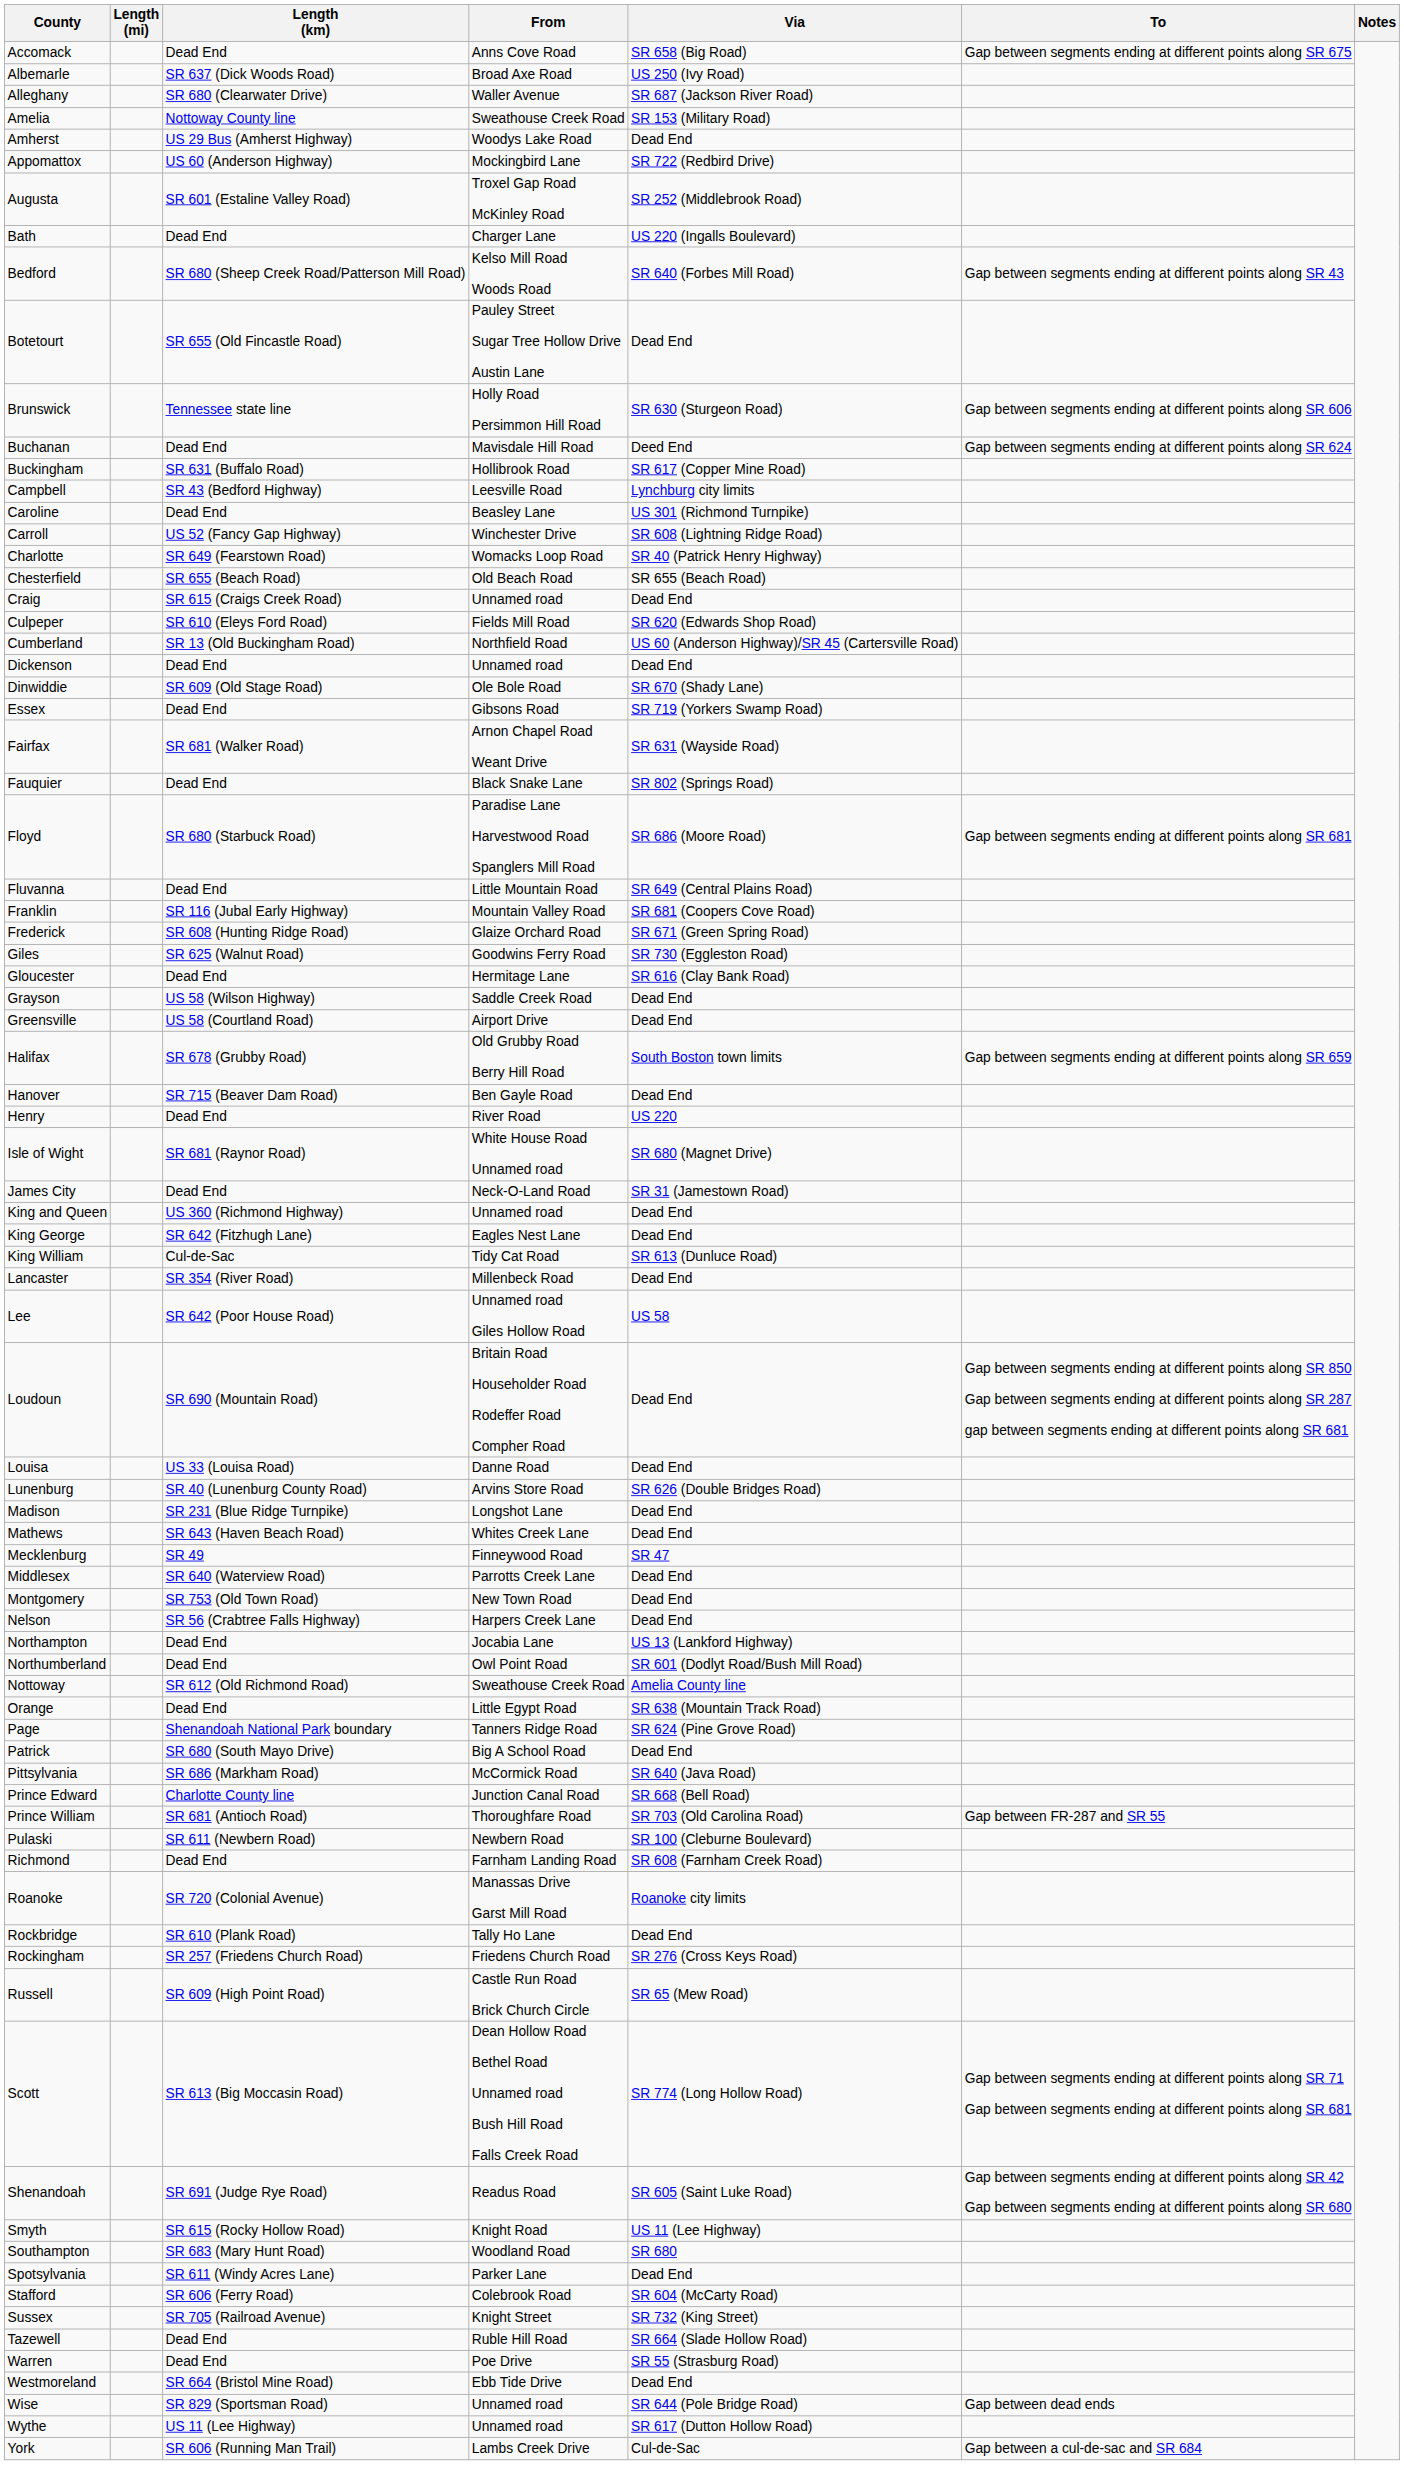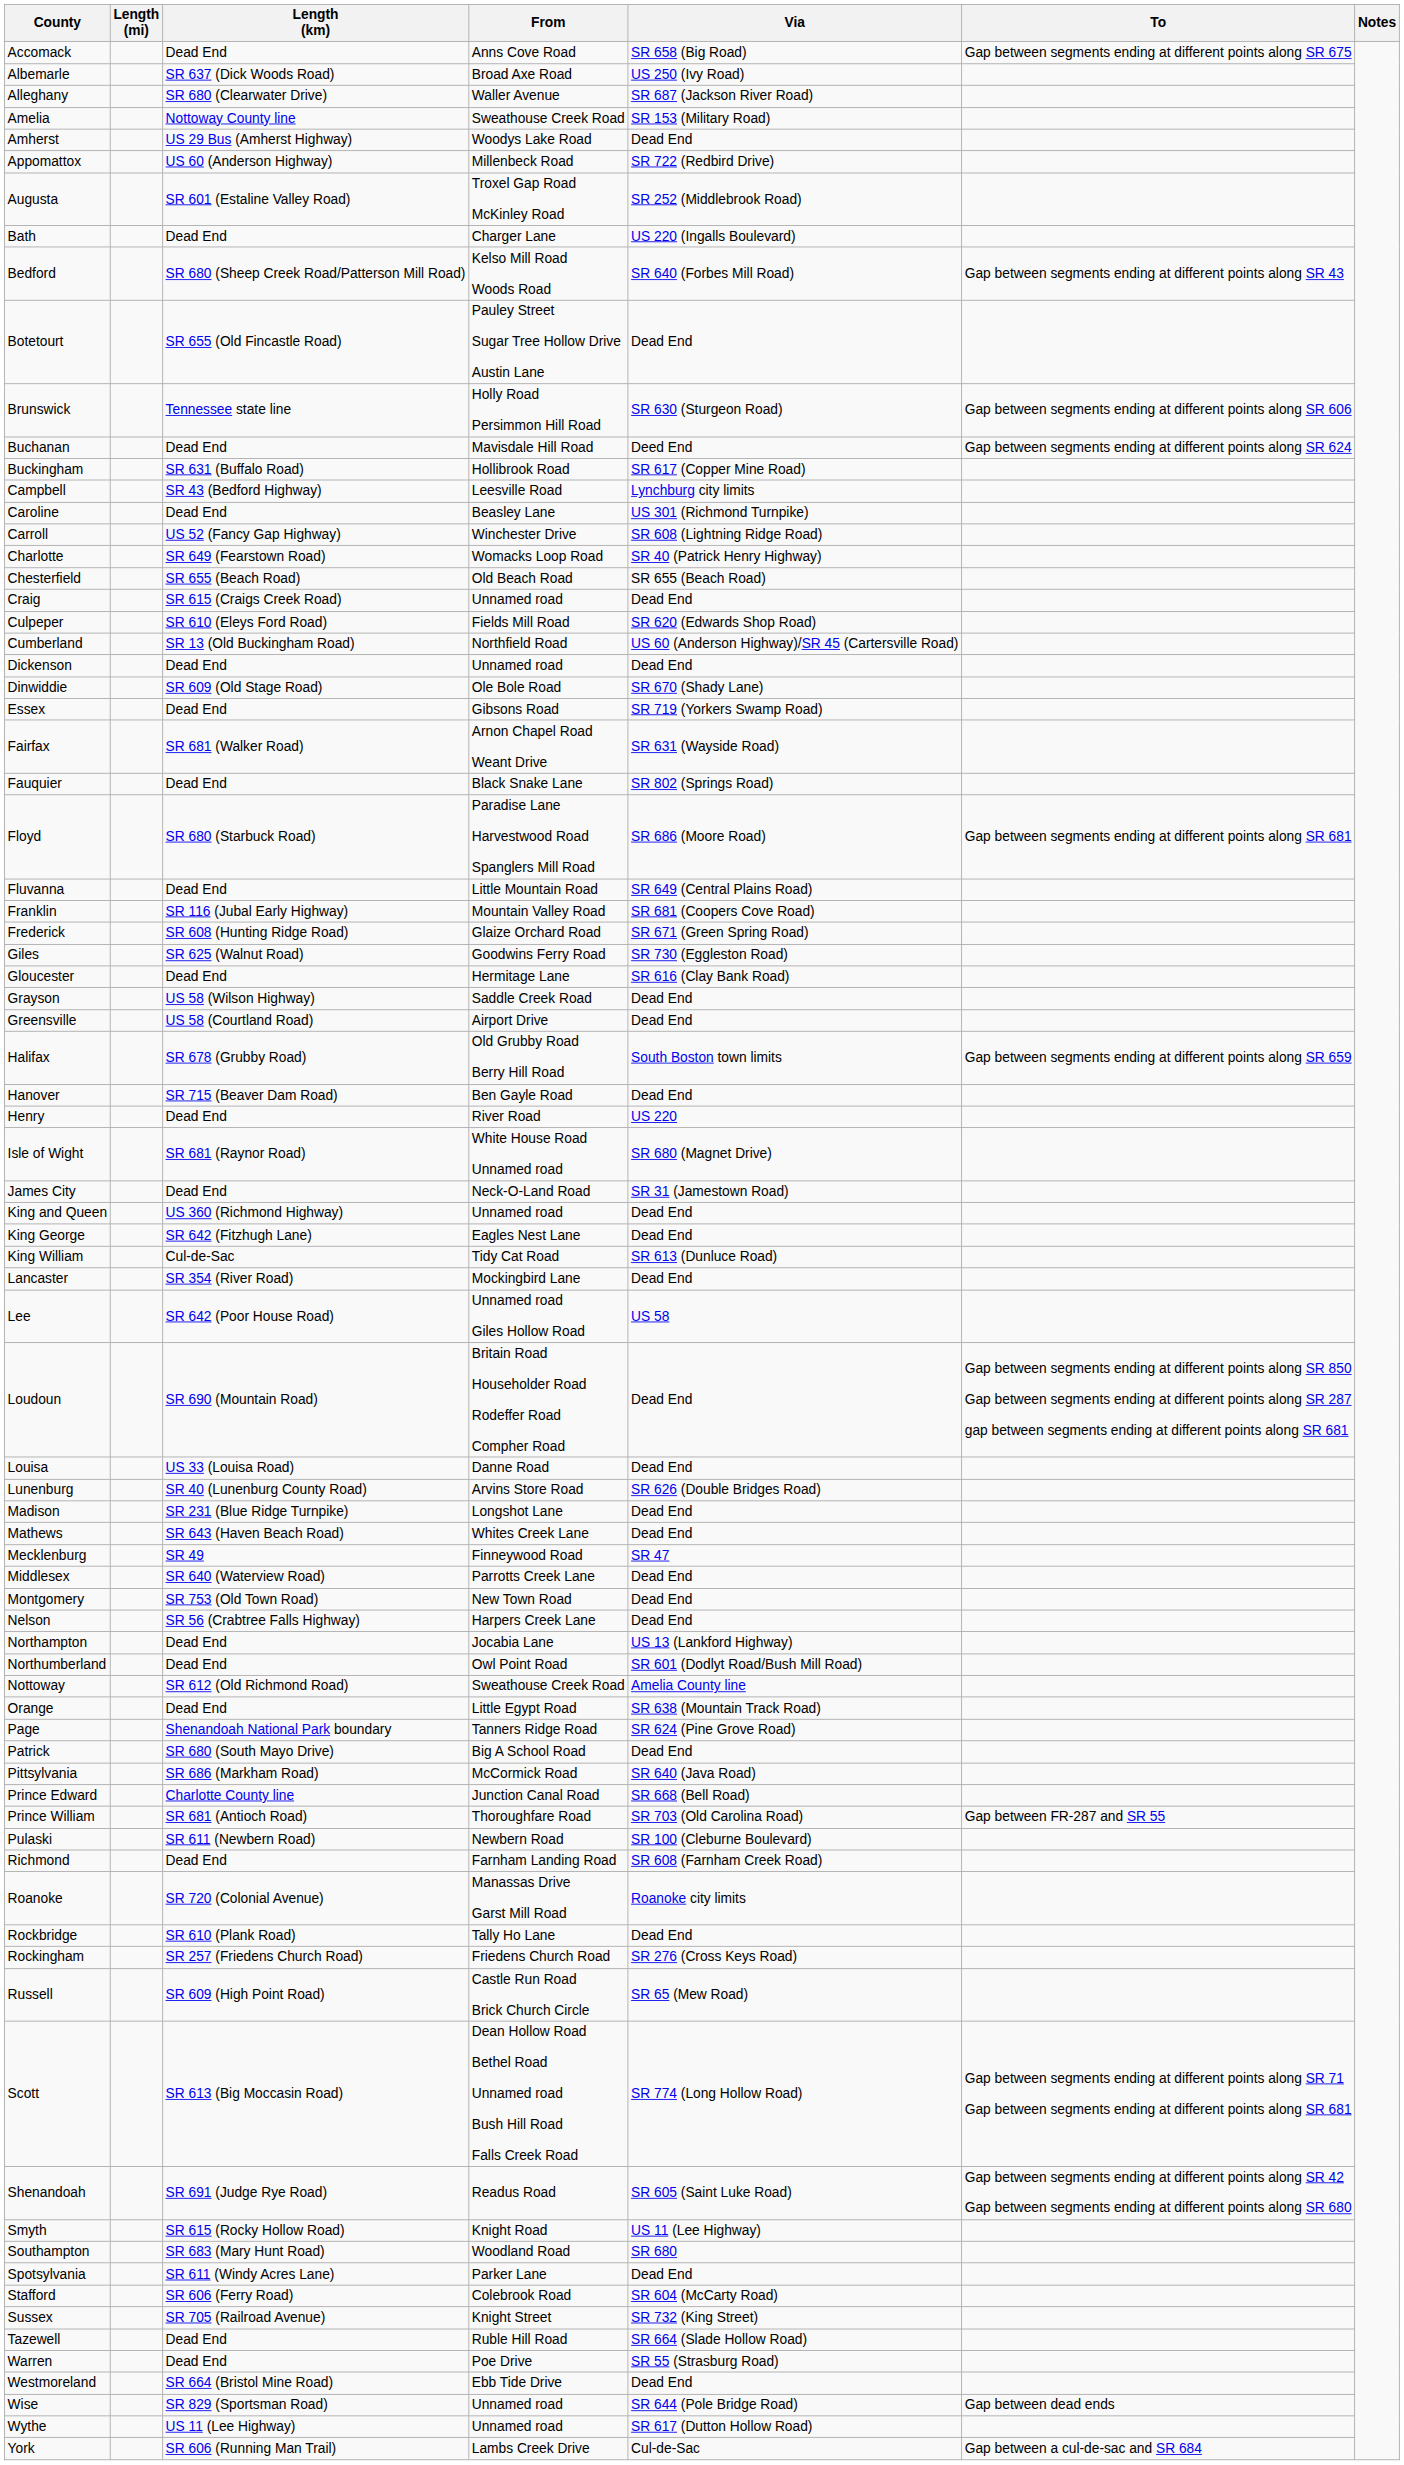(526, 161) Mockingbird Lane -> (523, 161) Millenbeck Road
(523, 1278) Millenbeck Road -> (526, 1278) Mockingbird Lane
